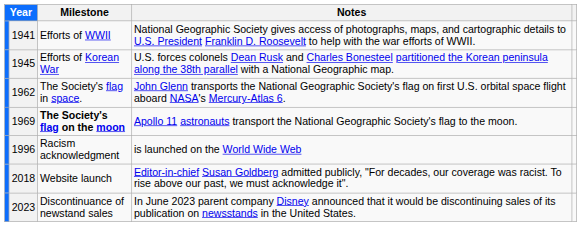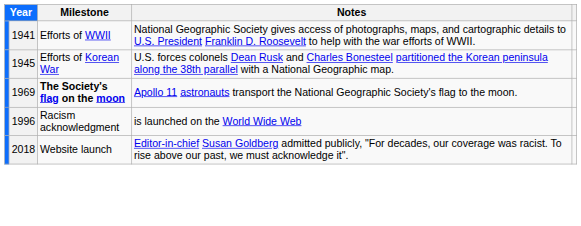- row: (23, 92)
- row: (23, 207)
